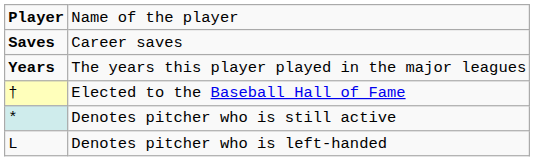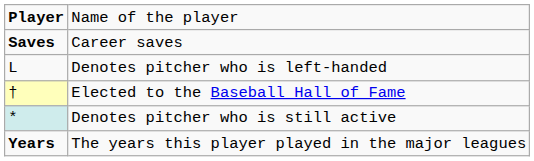rows swapped: (299, 68) <-> (229, 143)
